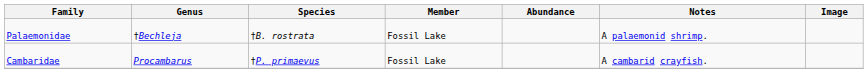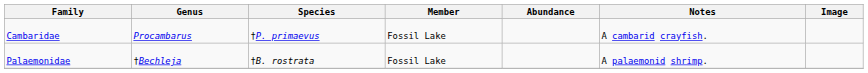rows swapped: (38, 36) <-> (33, 61)
